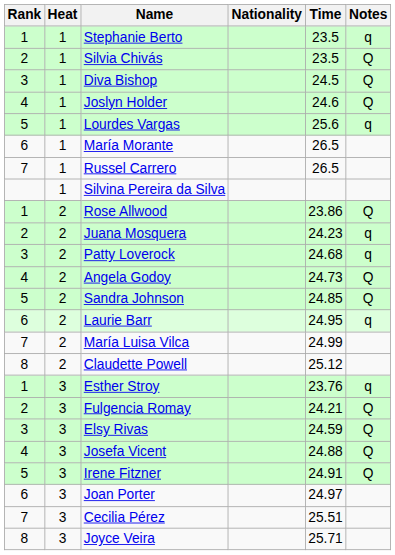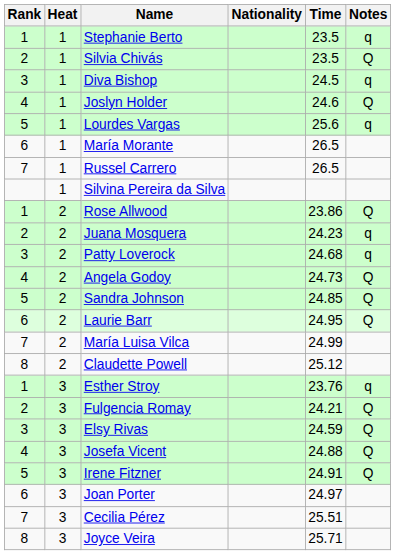(368, 80) Q -> (368, 80) q
(368, 320) q -> (368, 320) Q
